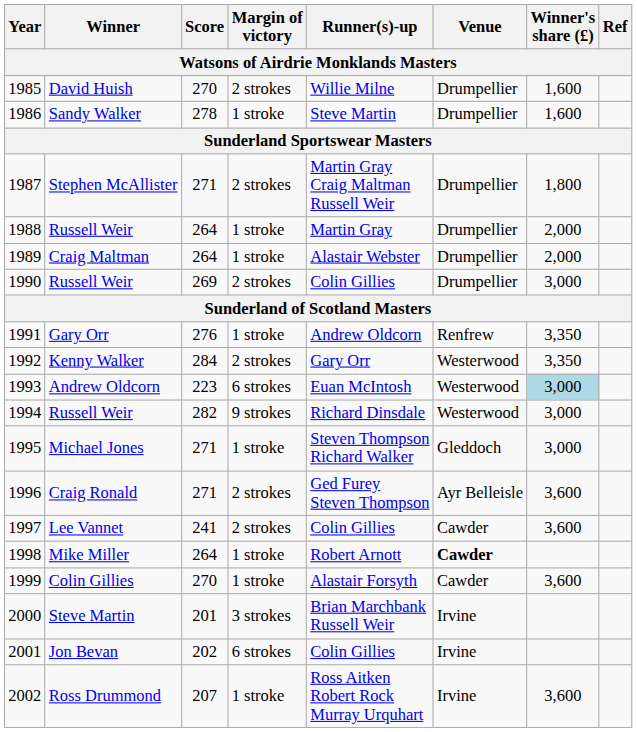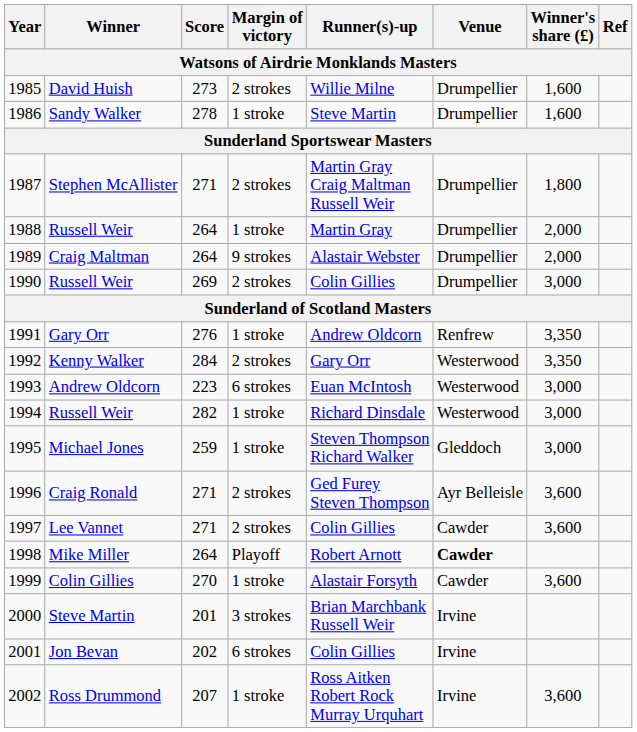(205, 88) 270 -> (205, 88) 273
(258, 256) 1 stroke -> (261, 256) 9 strokes
(563, 386) lightblue background -> (563, 386) no background
(261, 412) 9 strokes -> (258, 412) 1 stroke
(205, 448) 271 -> (205, 448) 259
(205, 528) 241 -> (205, 528) 271
(258, 554) 1 stroke -> (256, 554) Playoff
